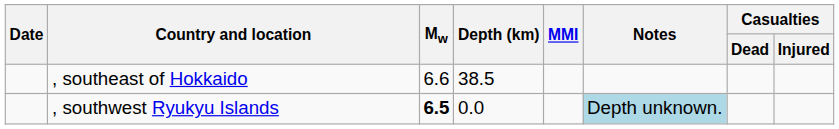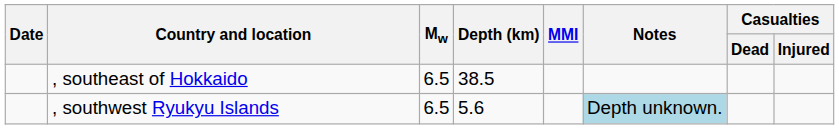(436, 78) 6.6 -> (436, 78) 6.5
(436, 108) bold -> (436, 108) normal
(471, 108) 0.0 -> (471, 108) 5.6
